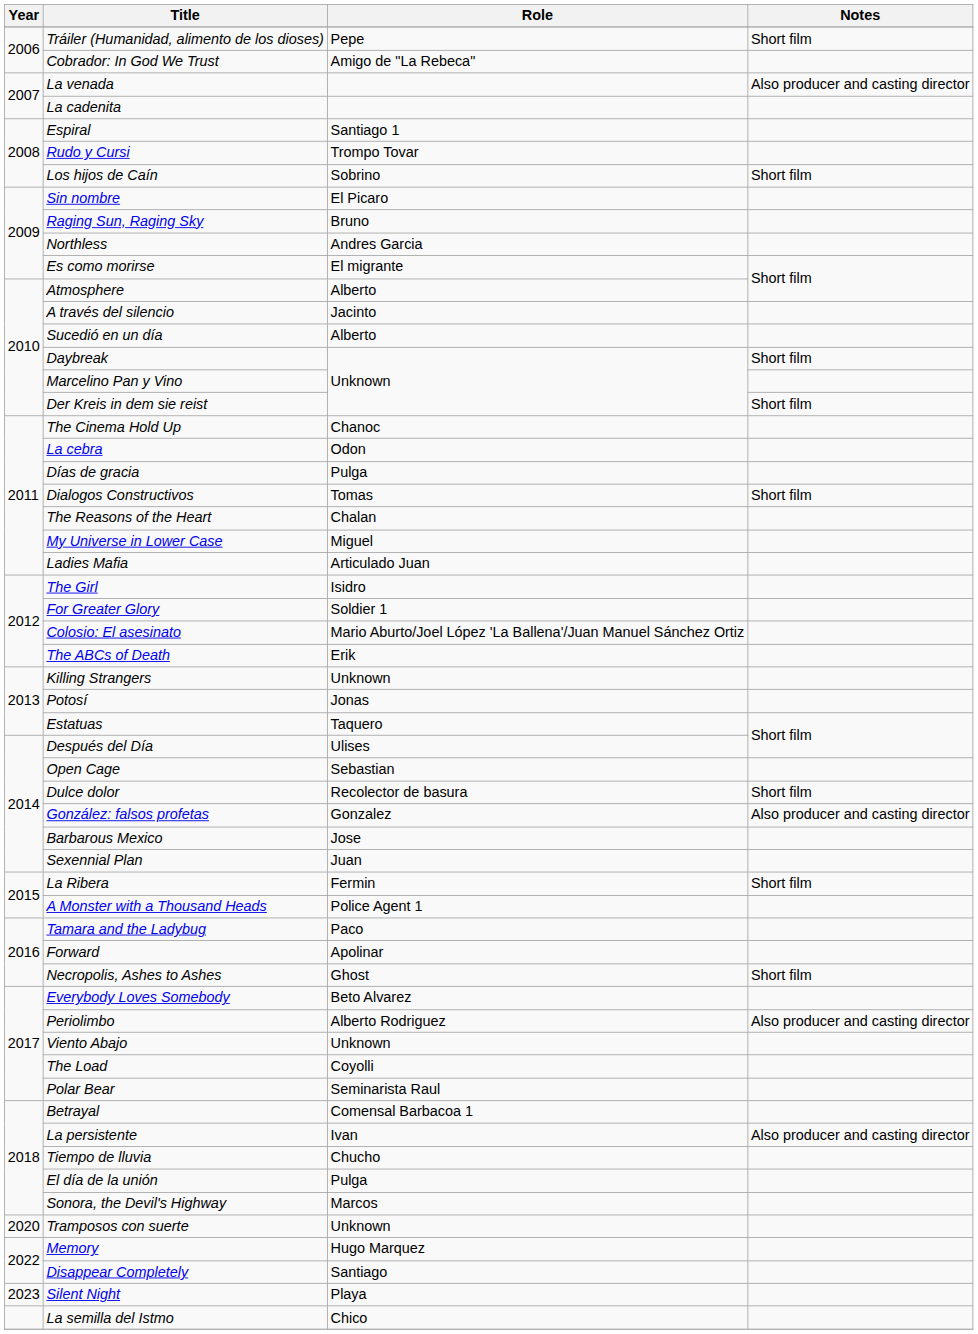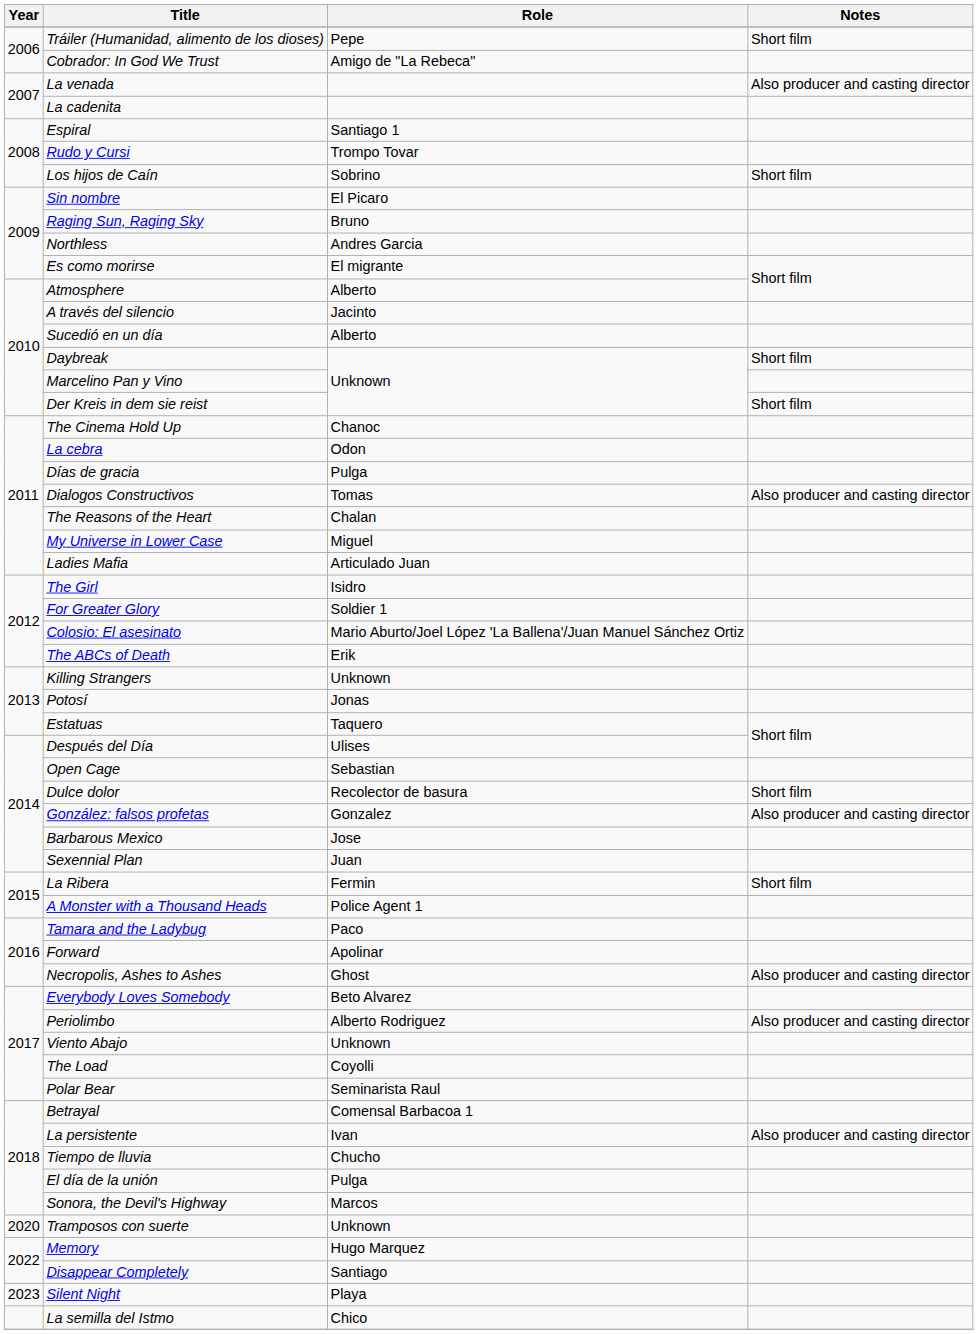(781, 495) Short film -> (860, 495) Also producer and casting director
(781, 975) Short film -> (860, 975) Also producer and casting director
